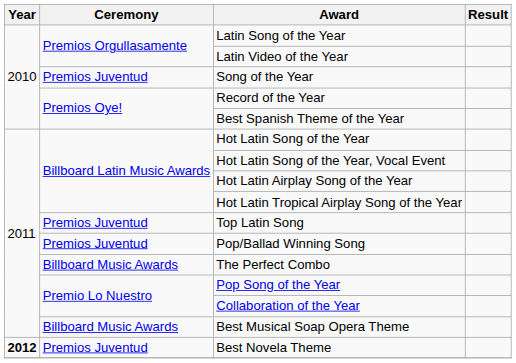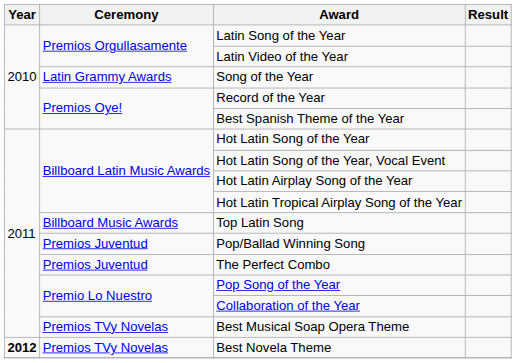(95, 77) Premios Juventud -> (107, 77) Latin Grammy Awards
(95, 222) Premios Juventud -> (110, 222) Billboard Music Awards
(110, 264) Billboard Music Awards -> (95, 264) Premios Juventud
(110, 327) Billboard Music Awards -> (105, 327) Premios TVy Novelas
(95, 347) Premios Juventud -> (105, 347) Premios TVy Novelas
